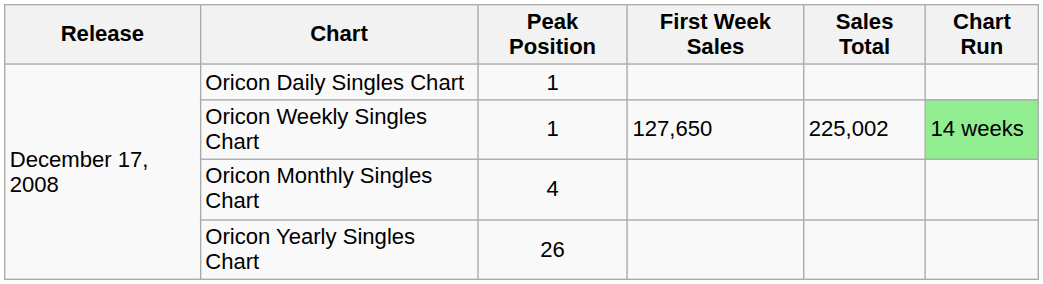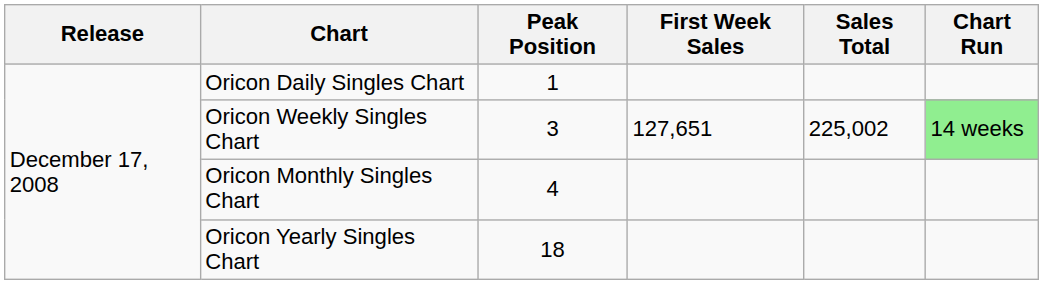(553, 129) 1 -> (553, 129) 3
(672, 129) 127,650 -> (672, 129) 127,651
(553, 249) 26 -> (553, 249) 18
